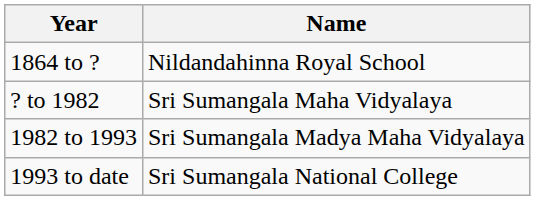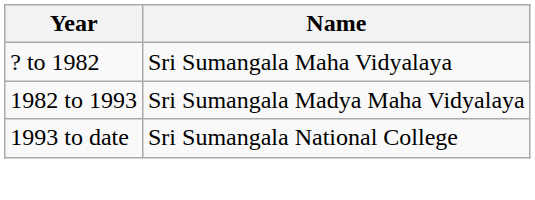- row: (55, 61)
